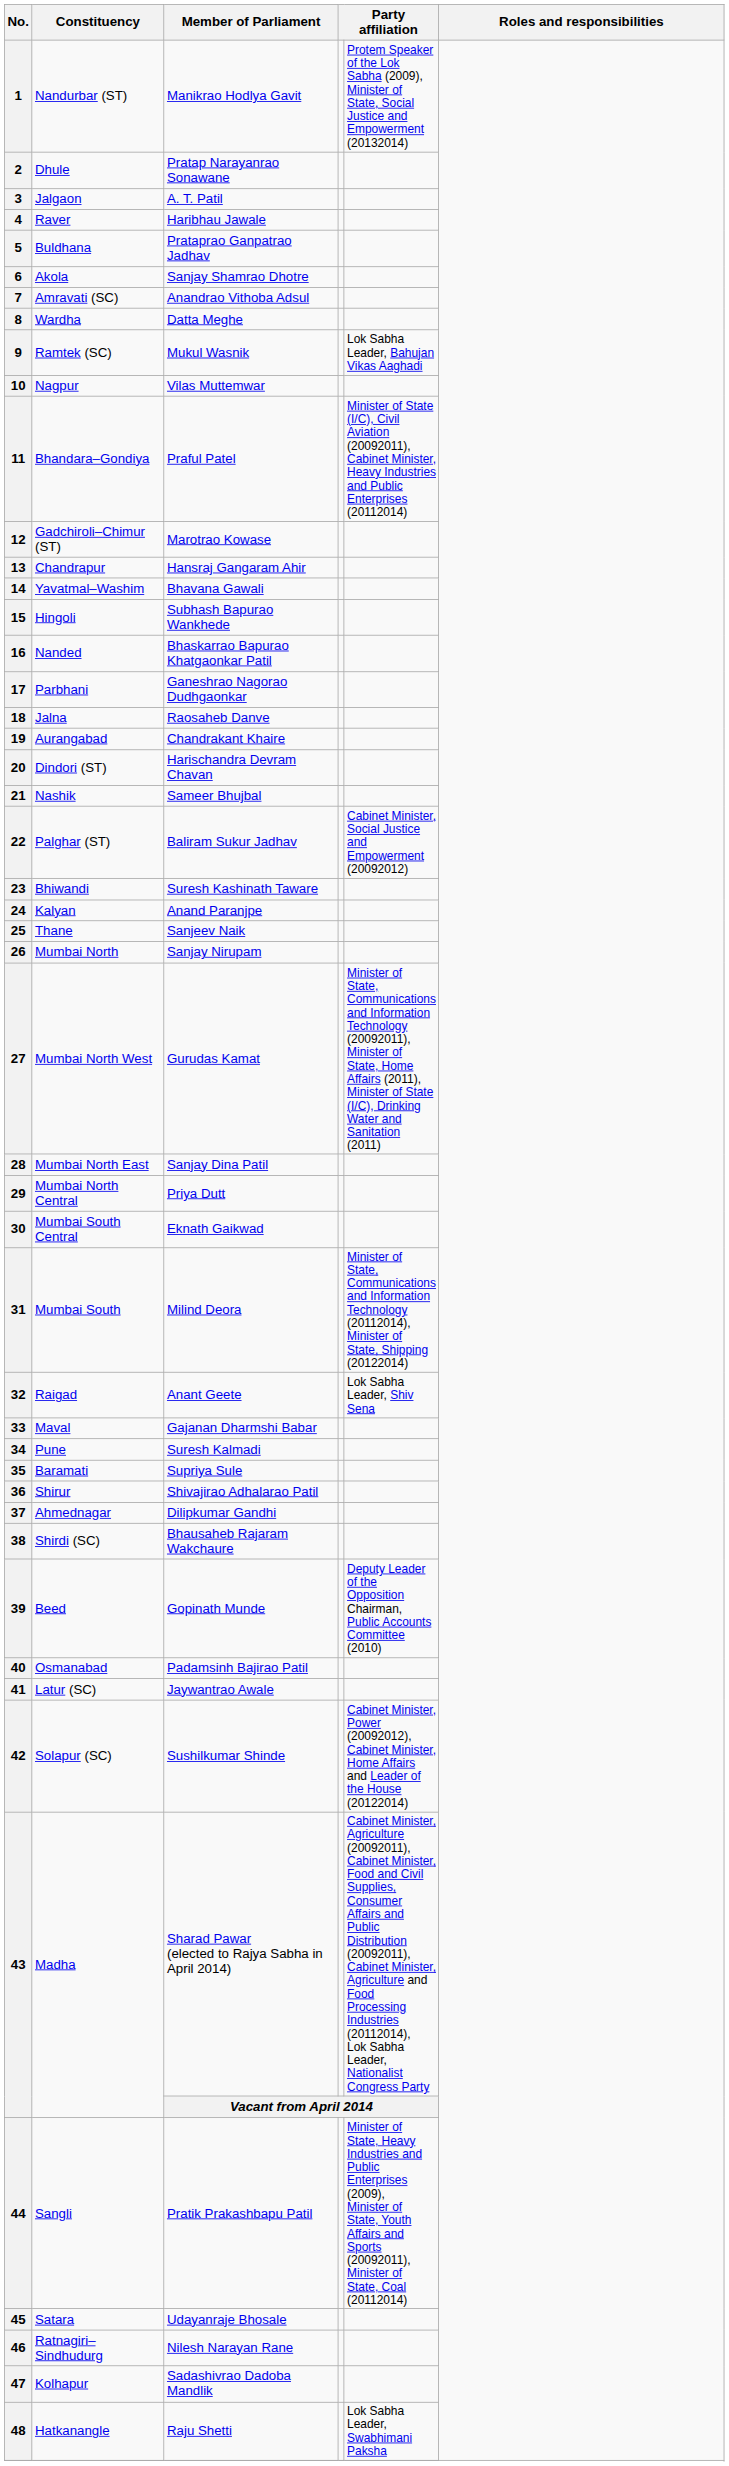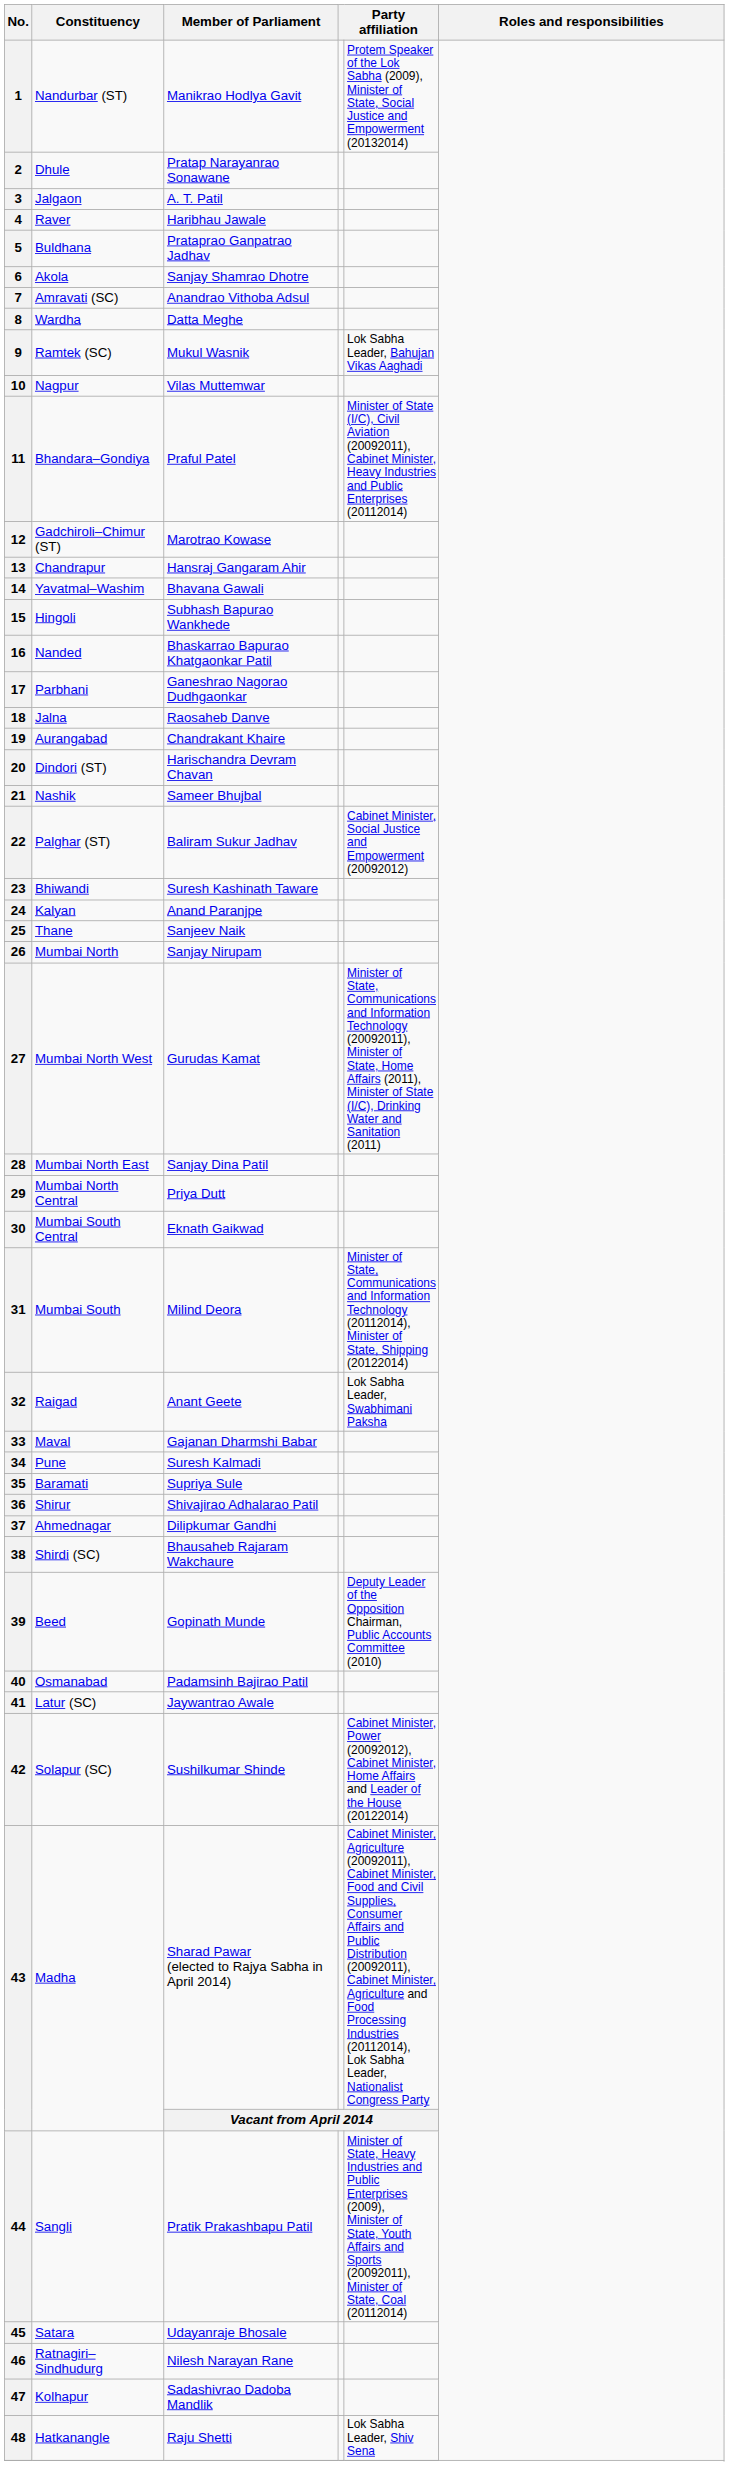(380, 1395) Lok Sabha Leader, Shiv Sena -> (380, 1402) Lok Sabha Leader, Swabhimani Paksha
(380, 2431) Lok Sabha Leader, Swabhimani Paksha -> (380, 2438) Lok Sabha Leader, Shiv Sena
